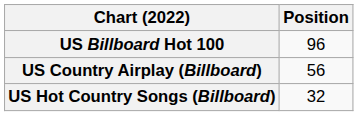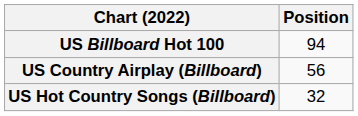(316, 44) 96 -> (316, 44) 94
